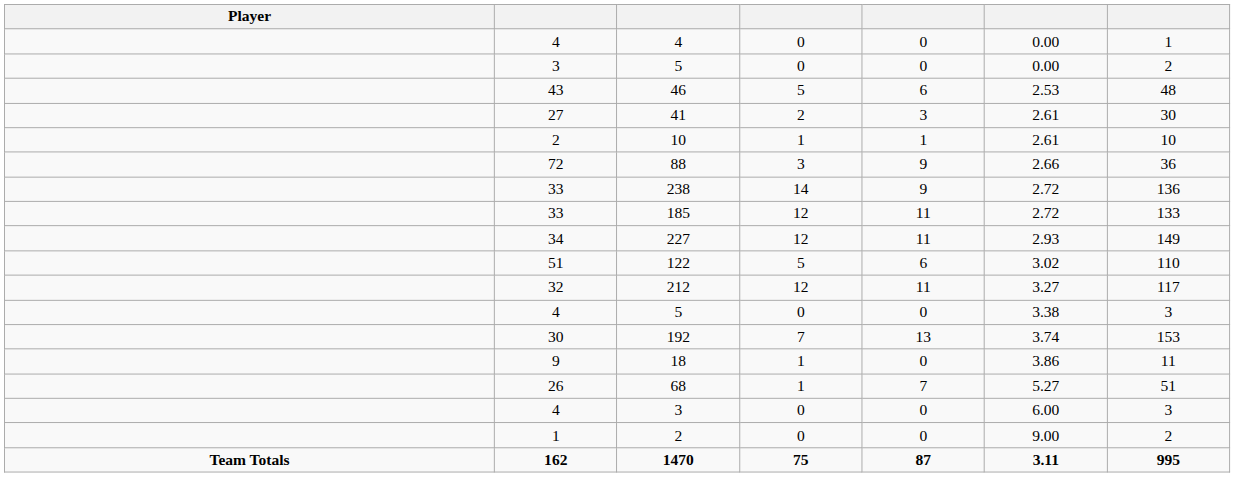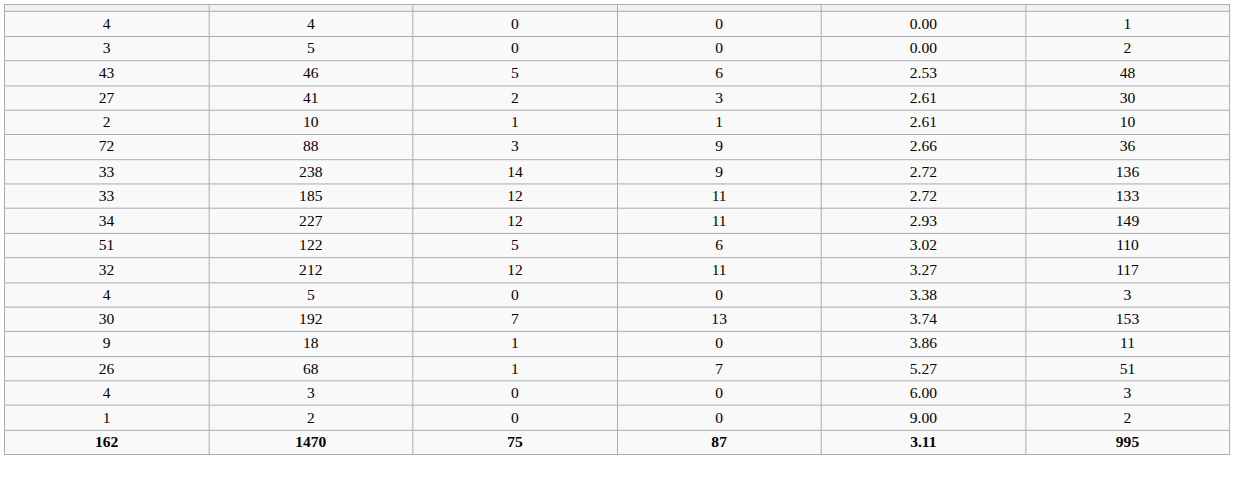- column: (249, 16)
